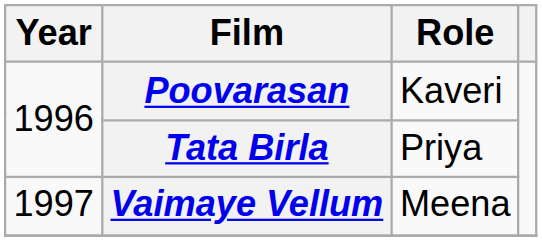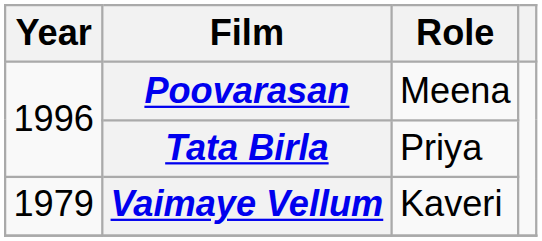(451, 90) Kaveri -> (455, 90) Meena
(54, 205) 1997 -> (54, 205) 1979
(455, 205) Meena -> (451, 205) Kaveri
